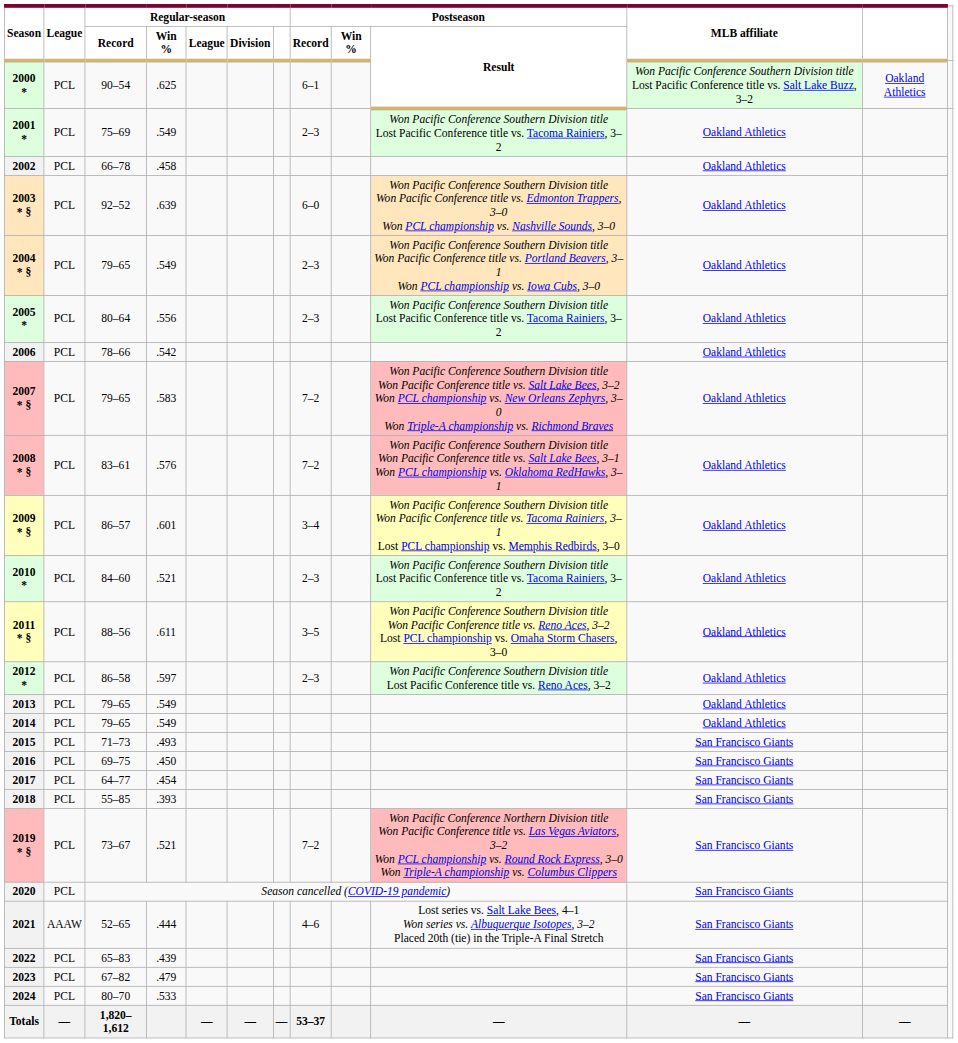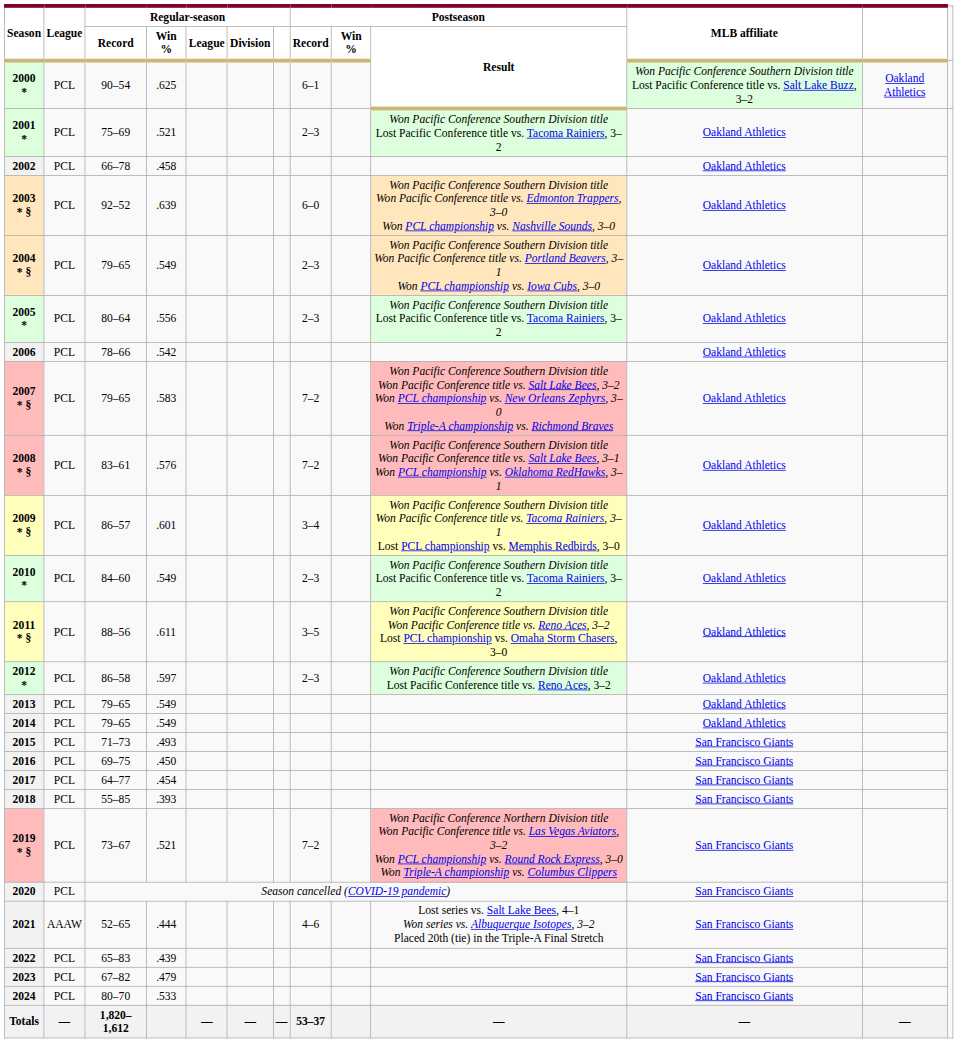(166, 132) .549 -> (166, 132) .521
(166, 578) .521 -> (166, 578) .549
